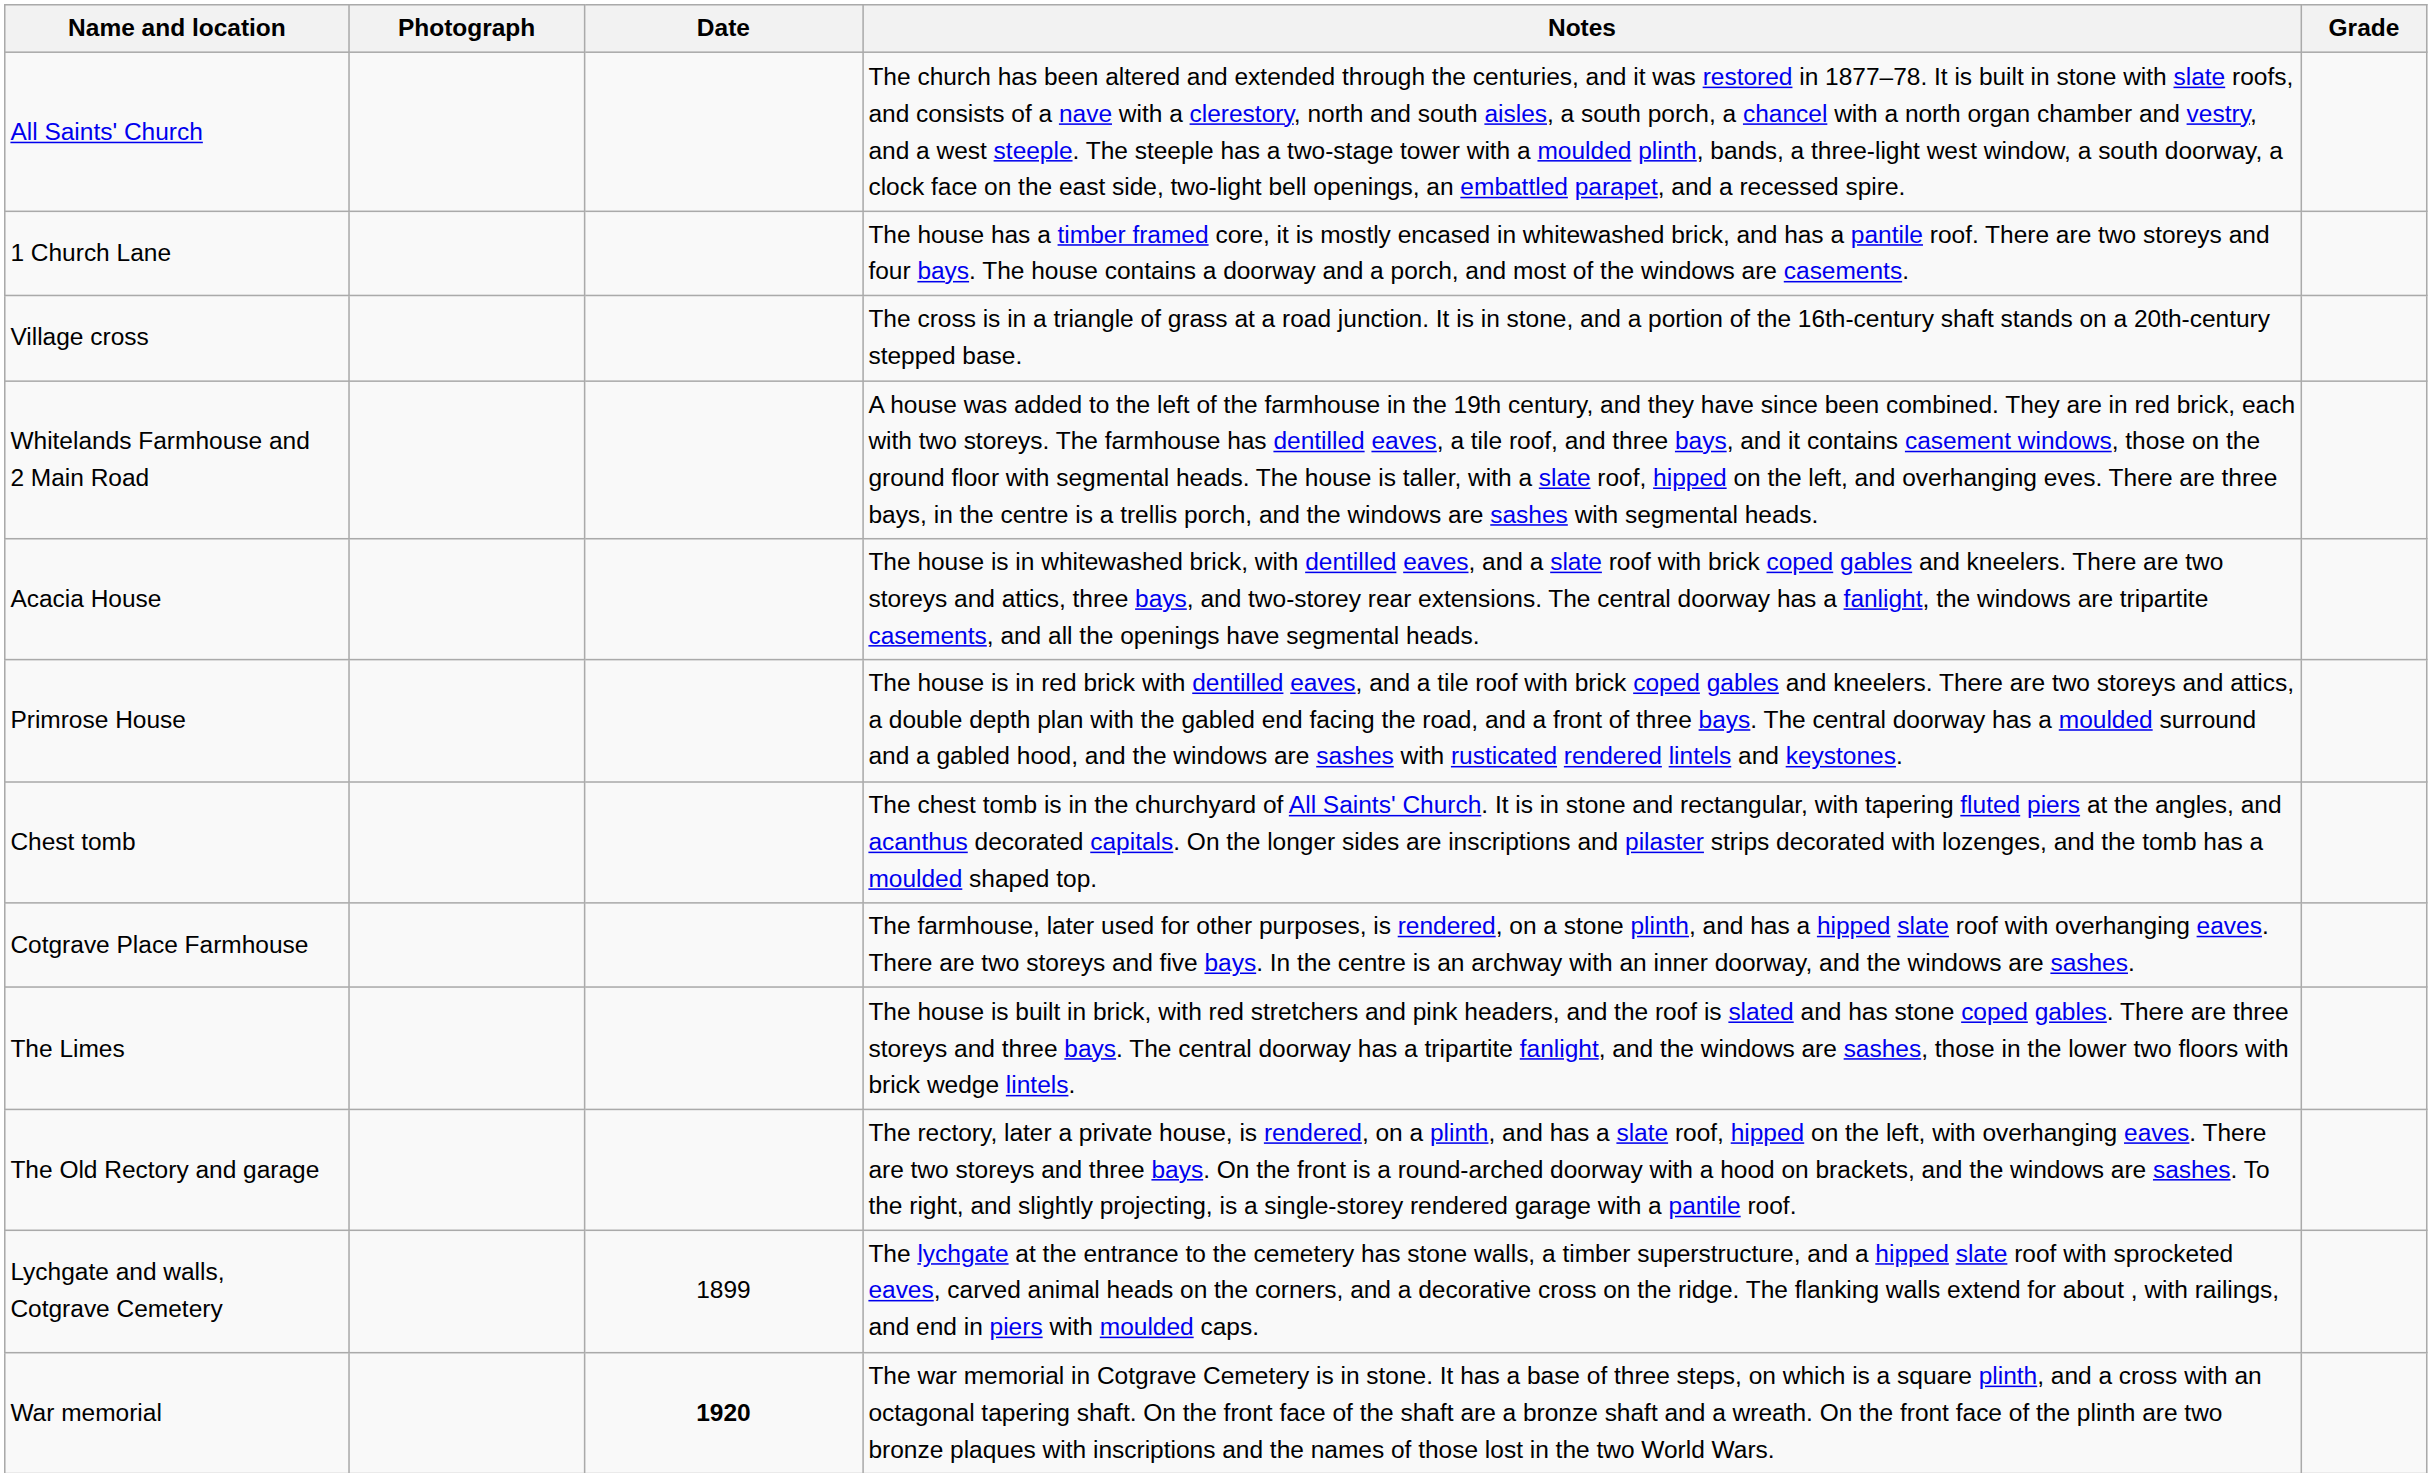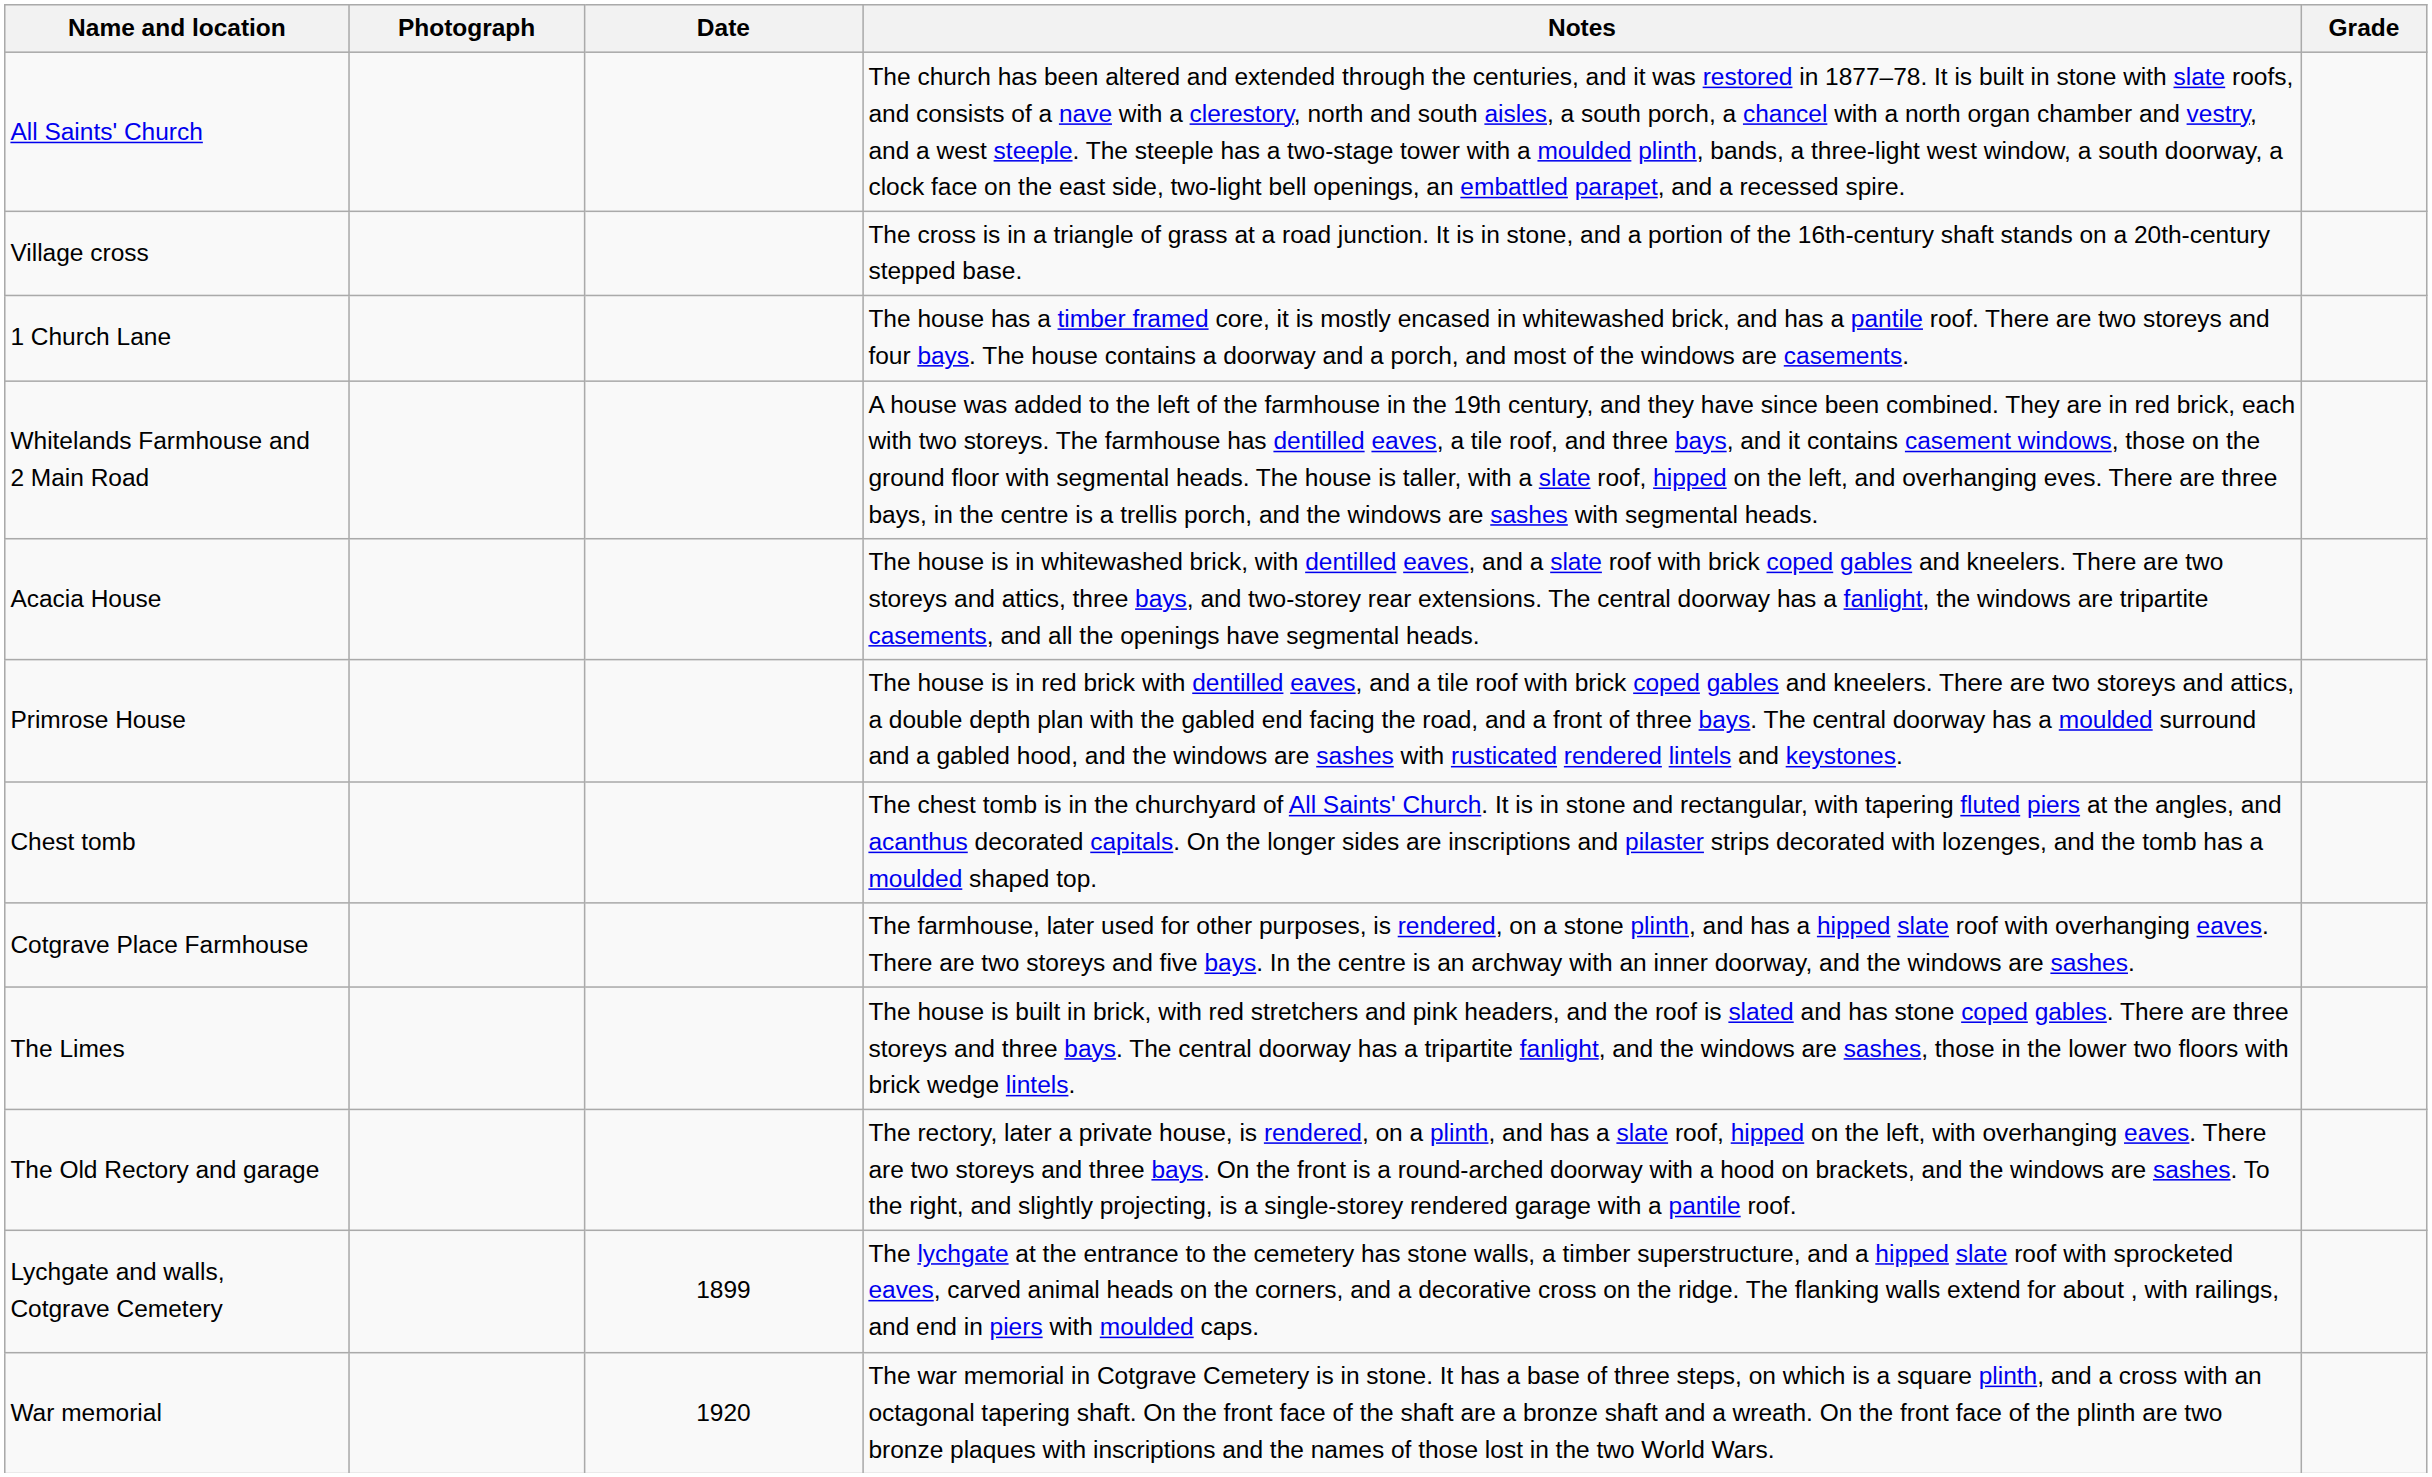rows swapped: (80, 337) <-> (91, 253)
(723, 1412) bold -> (723, 1412) normal
